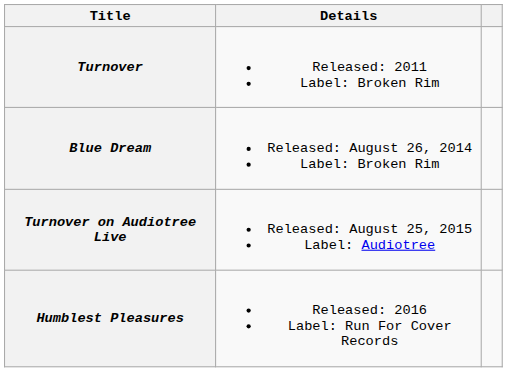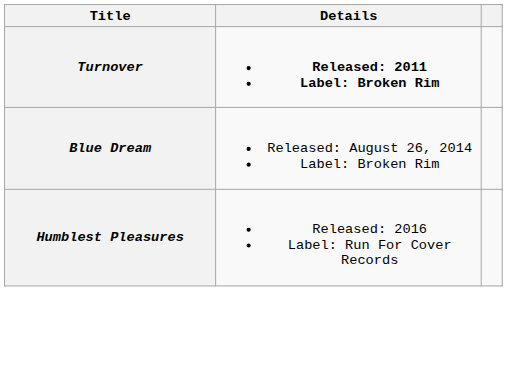(349, 75) normal -> (349, 75) bold
- row: (110, 229)
